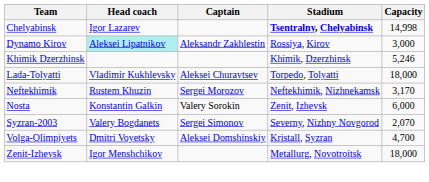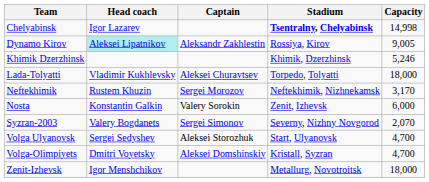(403, 43) 3,000 -> (403, 43) 9,005
+ row: (41, 138)
